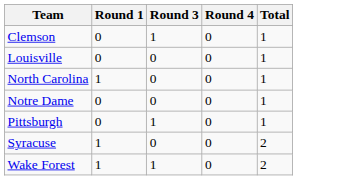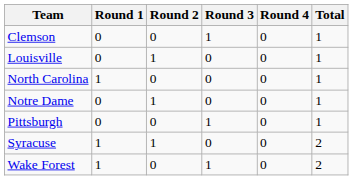+ column: (174, 15)
